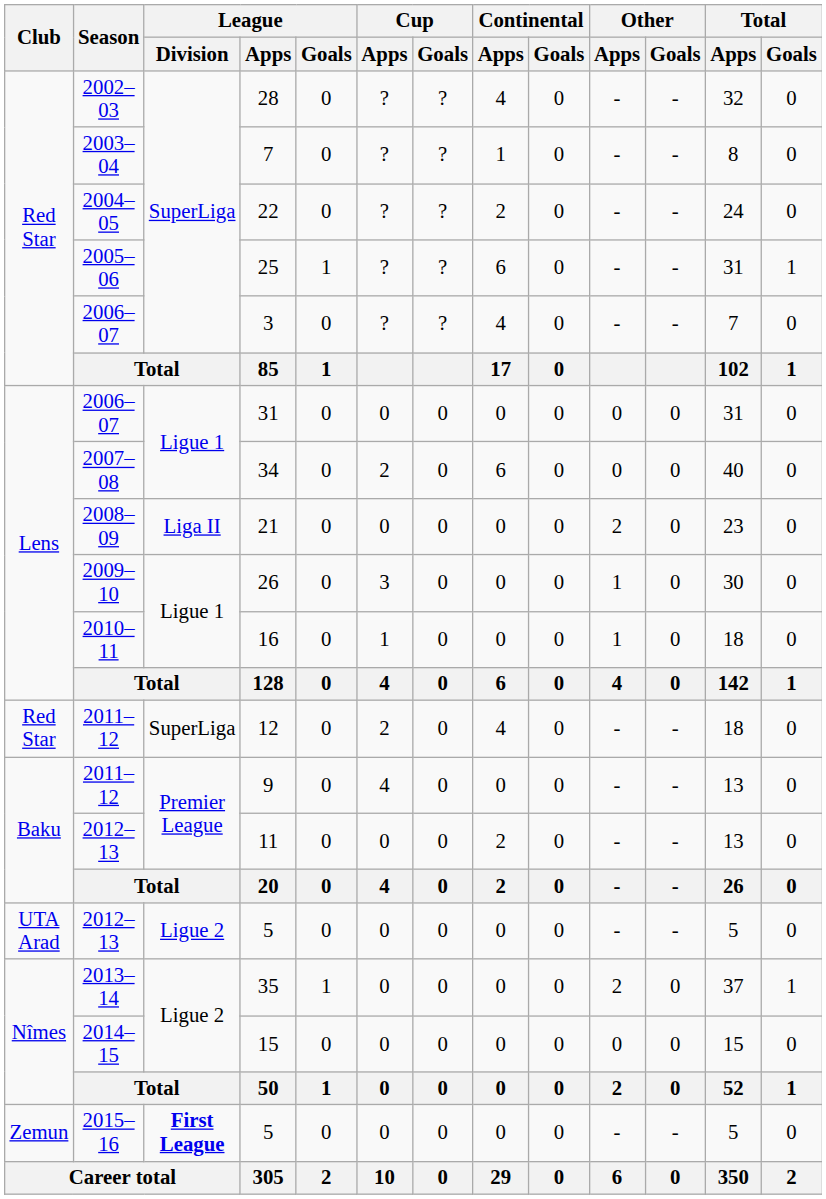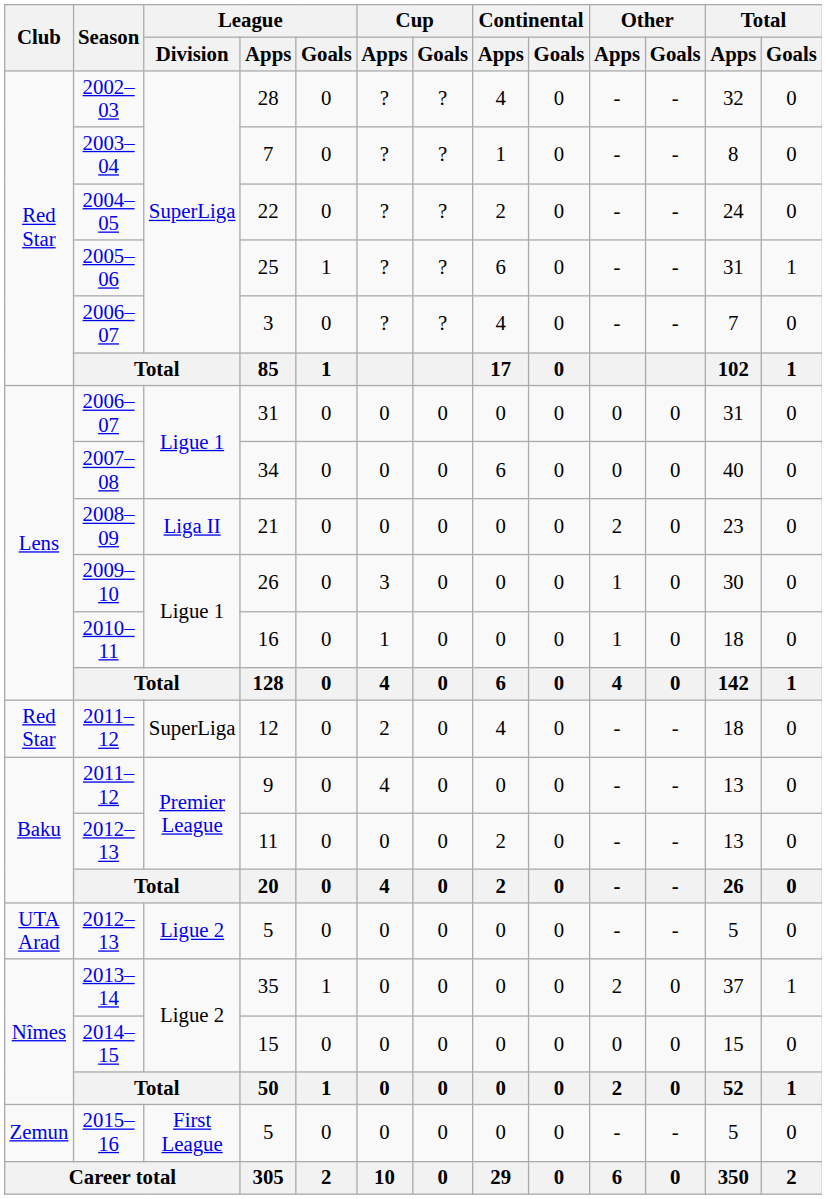(384, 469) 2 -> (384, 469) 0
(192, 1132) bold -> (192, 1132) normal
